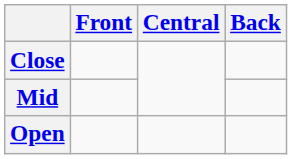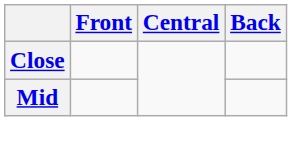- row: (37, 134)
